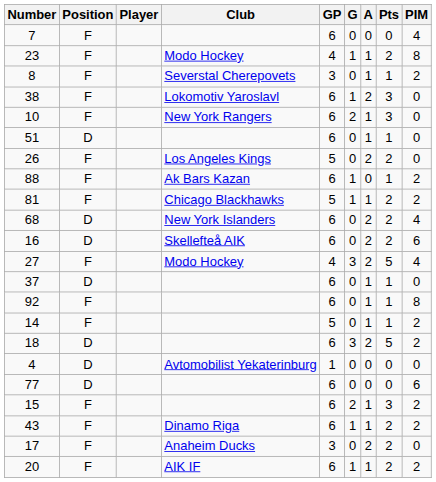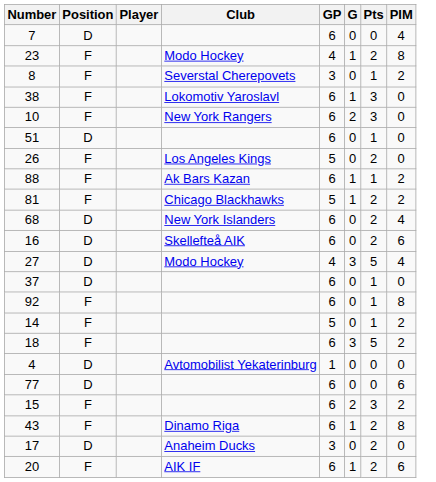- column: (368, 14)
(88, 35) F -> (88, 35) D
(88, 261) F -> (88, 261) D
(88, 343) D -> (88, 343) F
(417, 425) 2 -> (401, 425) 8
(88, 446) F -> (88, 446) D
(417, 466) 2 -> (401, 466) 6
